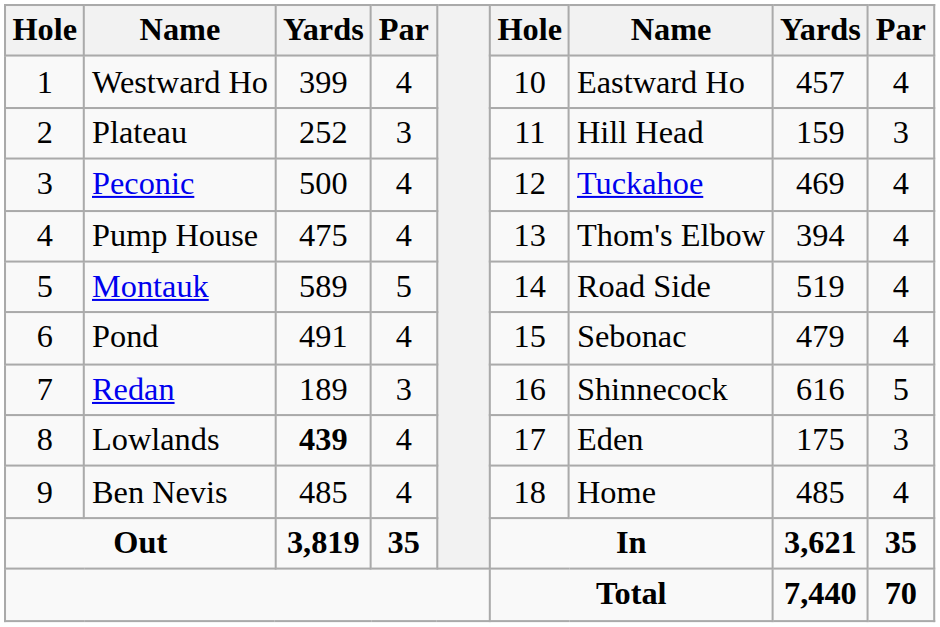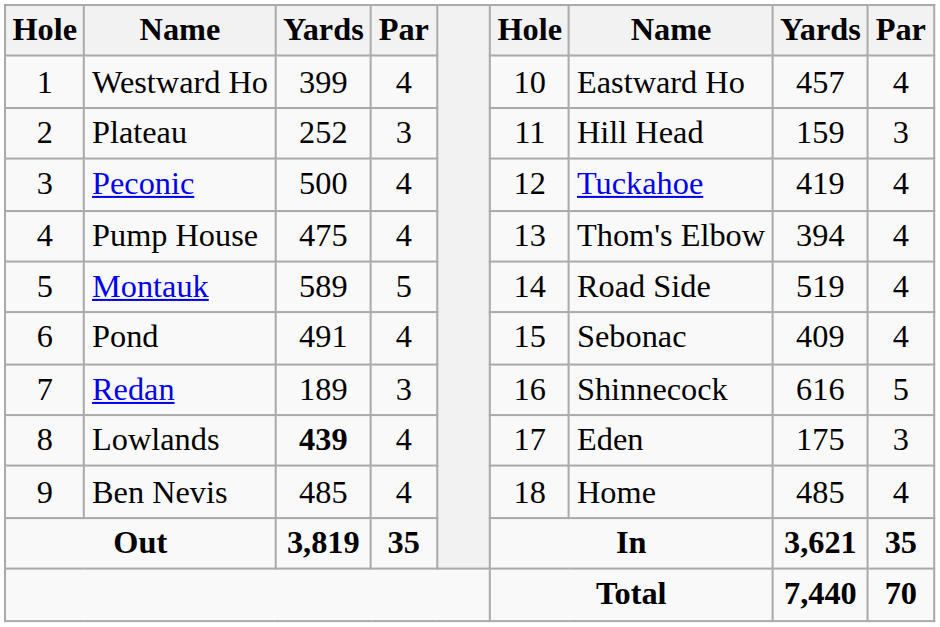(820, 183) 469 -> (820, 183) 419
(820, 337) 479 -> (820, 337) 409
